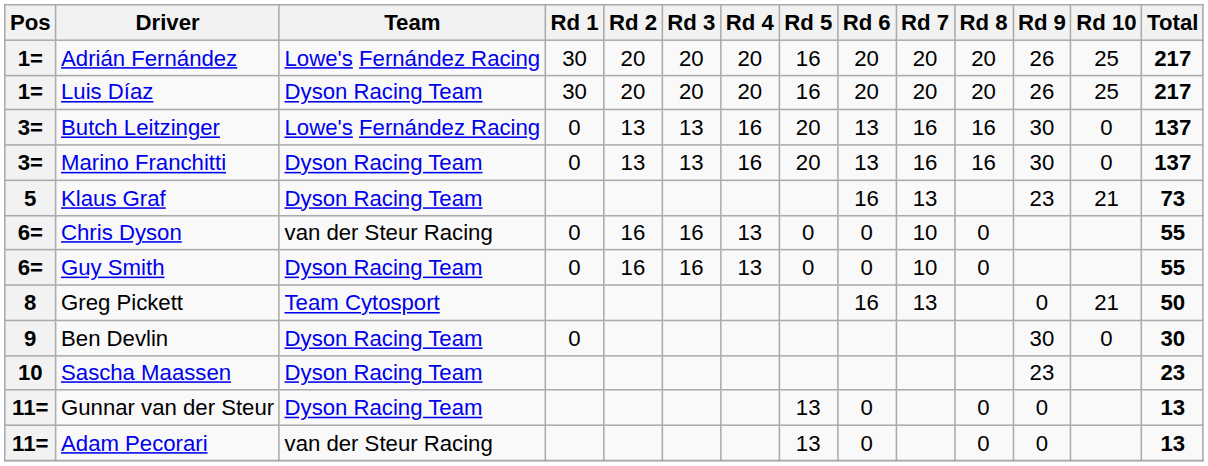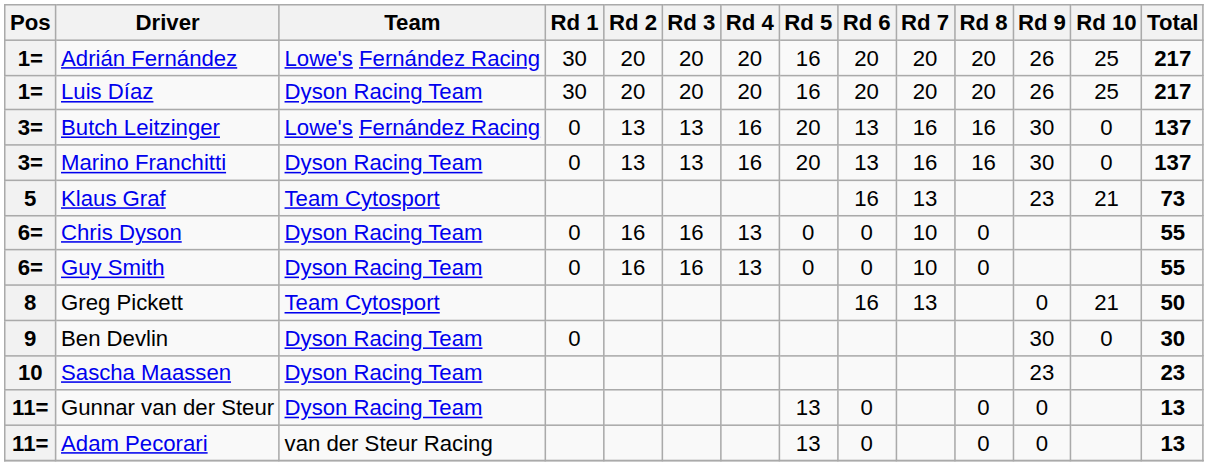(384, 198) Dyson Racing Team -> (362, 198) Team Cytosport
(389, 233) van der Steur Racing -> (384, 233) Dyson Racing Team
